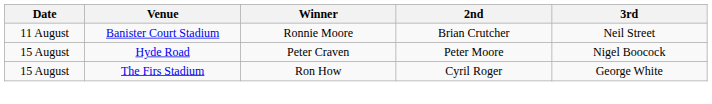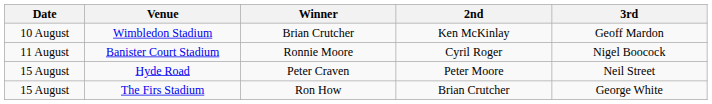+ row: (163, 33)
(474, 33) Brian Crutcher -> (474, 52) Cyril Roger
(629, 33) Neil Street -> (629, 52) Nigel Boocock
(629, 52) Nigel Boocock -> (629, 71) Neil Street
(474, 71) Cyril Roger -> (474, 90) Brian Crutcher
